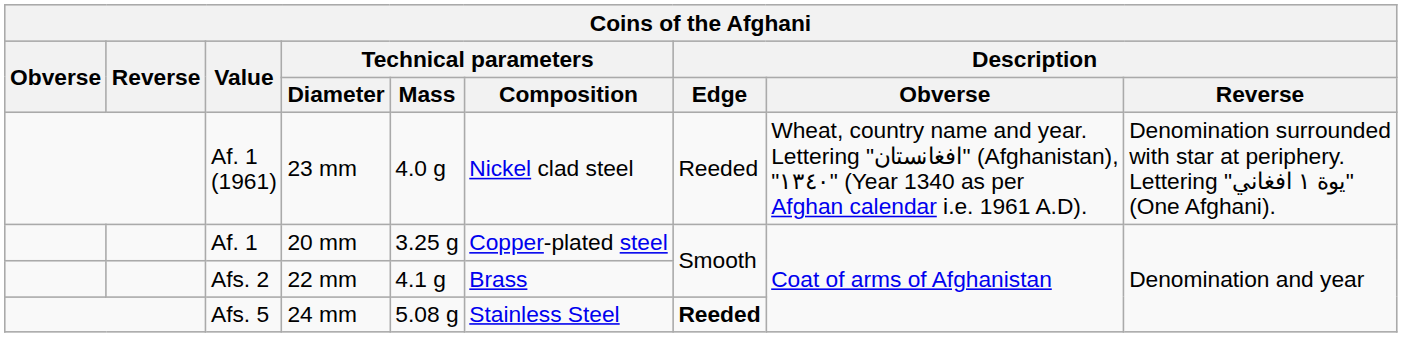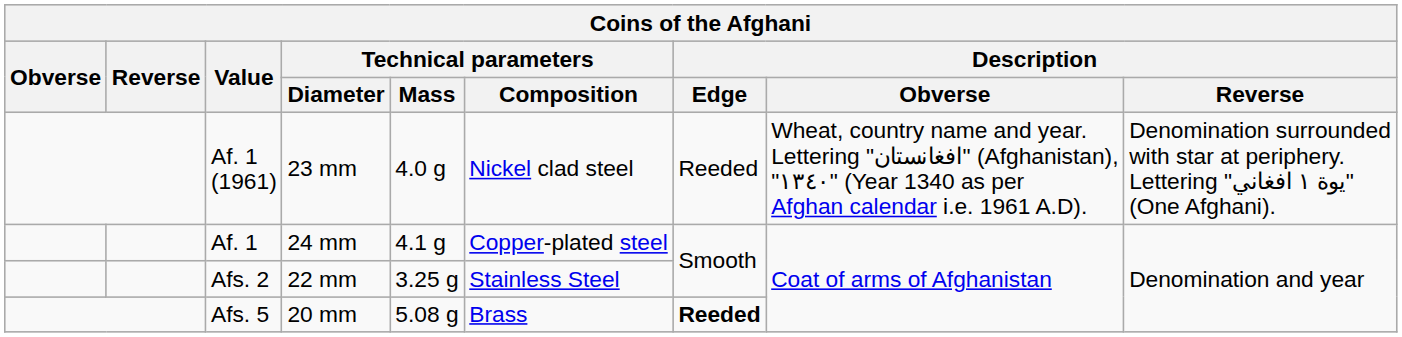(322, 243) 20 mm -> (322, 243) 24 mm
(427, 243) 3.25 g -> (421, 243) 4.1 g
(421, 279) 4.1 g -> (427, 279) 3.25 g
(498, 279) Brass -> (544, 279) Stainless Steel
(322, 315) 24 mm -> (322, 315) 20 mm
(544, 315) Stainless Steel -> (498, 315) Brass
